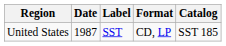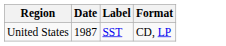- column: (198, 13)
